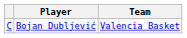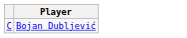- column: (140, 12)
